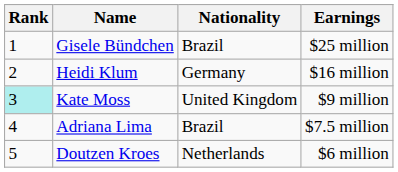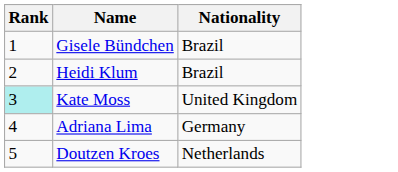- column: (347, 18)
(214, 72) Germany -> (203, 72) Brazil
(203, 126) Brazil -> (214, 126) Germany
